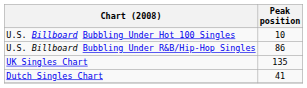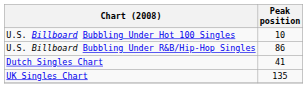rows swapped: (47, 62) <-> (55, 76)
